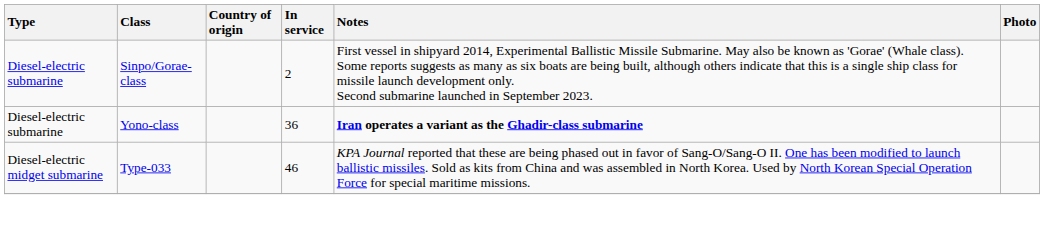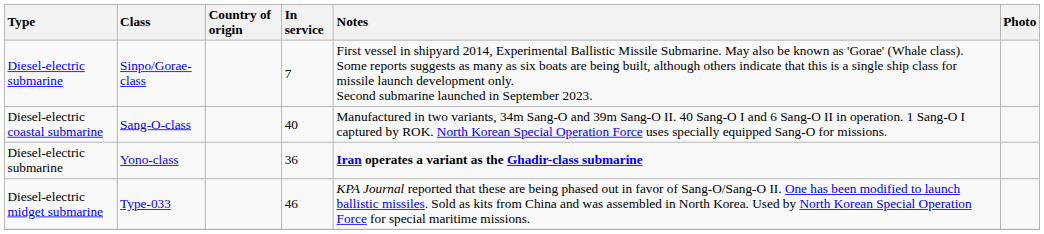(288, 73) 2 -> (288, 73) 7
+ row: (156, 124)
